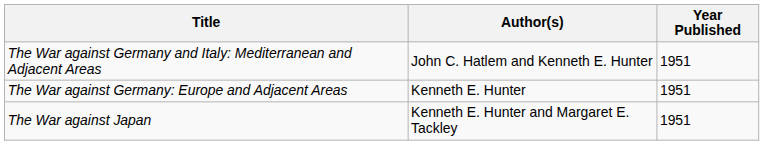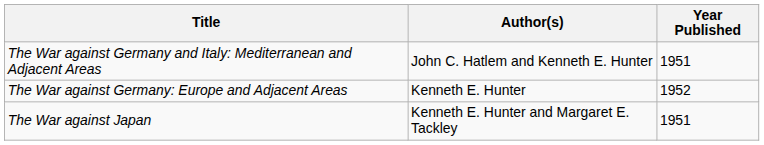(675, 91) 1951 -> (675, 91) 1952
